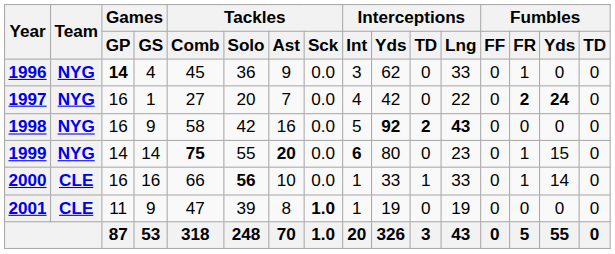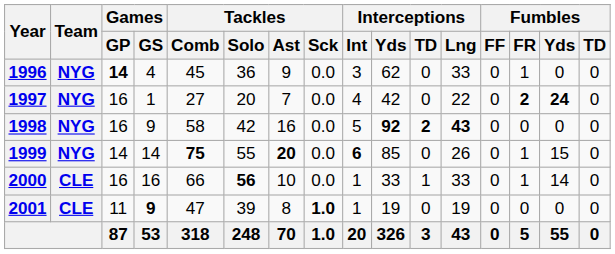(391, 153) 80 -> (391, 153) 85
(461, 153) 23 -> (461, 153) 26
(151, 208) normal -> (151, 208) bold
